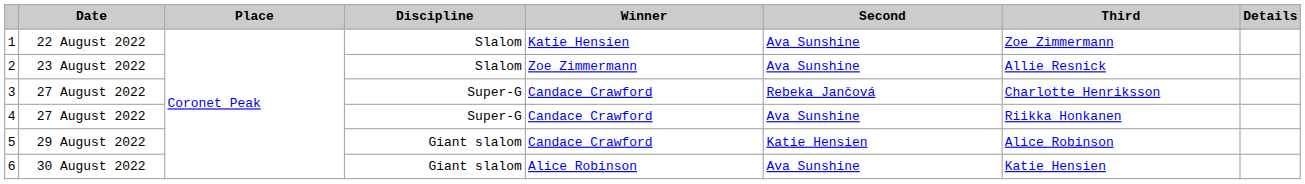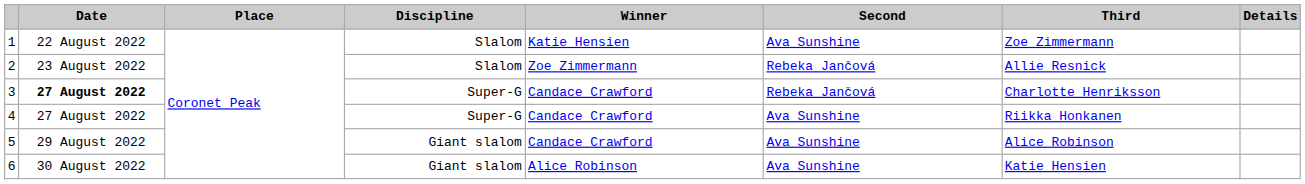(813, 67) Ava Sunshine -> (821, 67) Rebeka Jančová
(99, 92) normal -> (99, 92) bold
(817, 142) Katie Hensien -> (813, 142) Ava Sunshine
